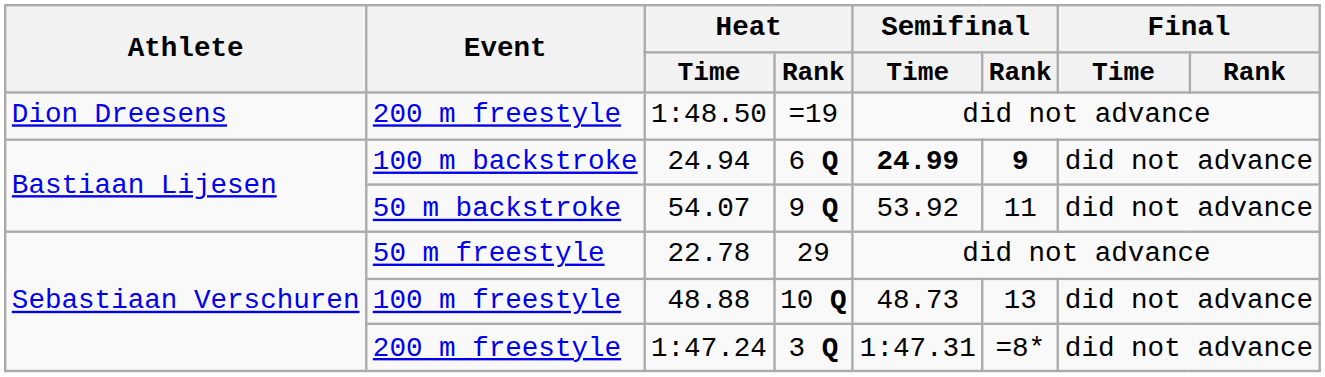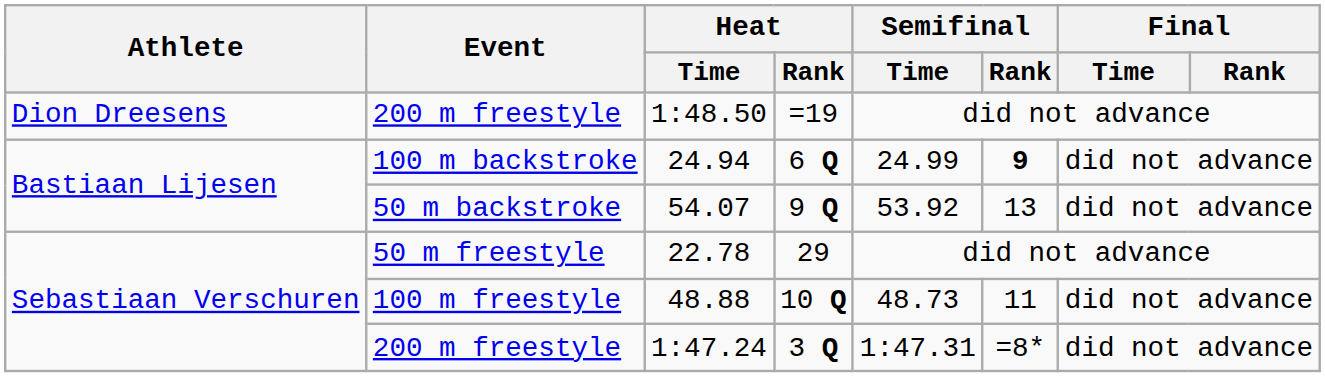(918, 162) bold -> (918, 162) normal
(1020, 208) 11 -> (1020, 208) 13
(1020, 301) 13 -> (1020, 301) 11
